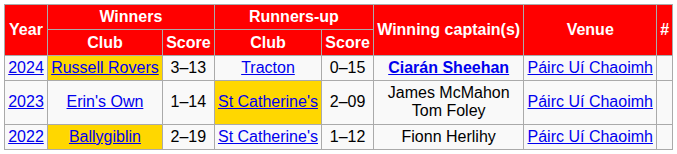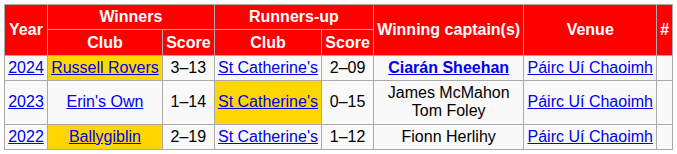(268, 67) Tracton -> (268, 67) St Catherine's
(348, 67) 0–15 -> (348, 67) 2–09
(348, 102) 2–09 -> (348, 102) 0–15
